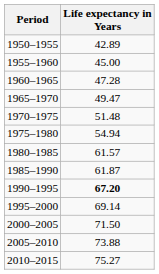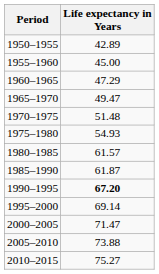(107, 80) 47.28 -> (107, 80) 47.29
(107, 134) 54.94 -> (107, 134) 54.93
(107, 224) 71.50 -> (107, 224) 71.47
